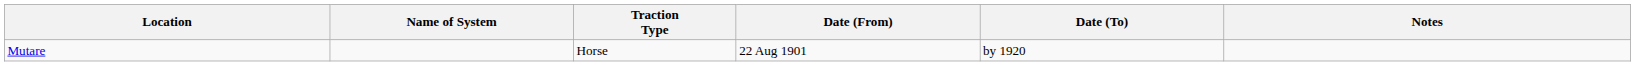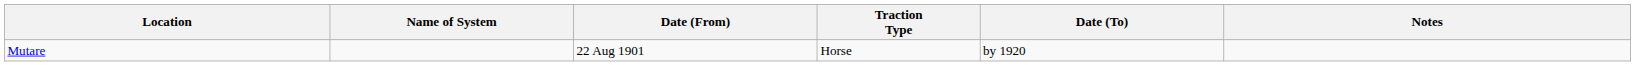columns swapped: (655, 22) <-> (858, 22)
